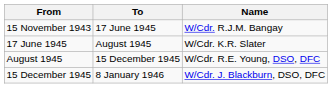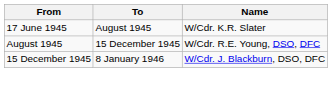- row: (49, 28)
